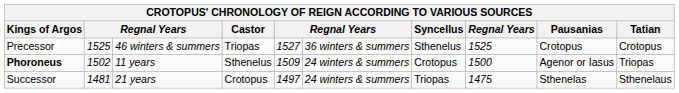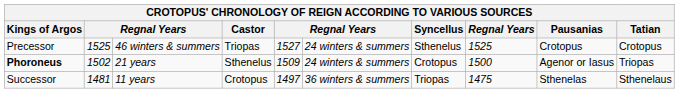(357, 46) 36 winters & summers -> (357, 46) 24 winters & summers
(135, 63) 11 years -> (136, 63) 21 years
(136, 79) 21 years -> (135, 79) 11 years
(357, 79) 24 winters & summers -> (357, 79) 36 winters & summers
